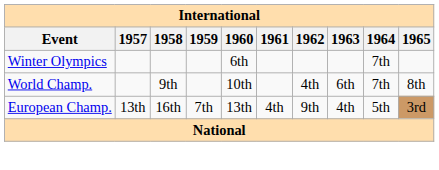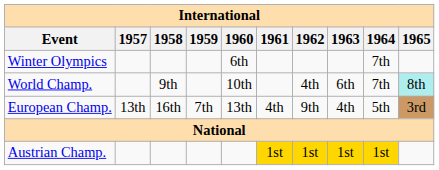(416, 84) no background -> (416, 84) paleturquoise background
+ row: (57, 152)
